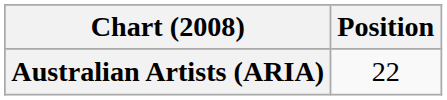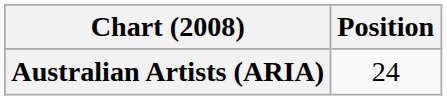(386, 71) 22 -> (386, 71) 24
